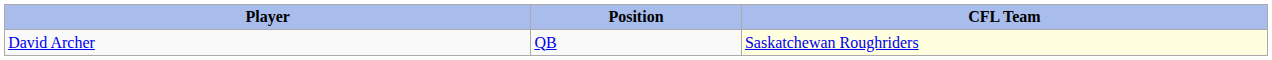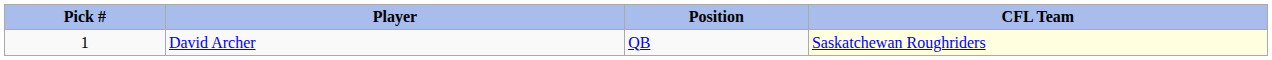+ column: (85, 17)
